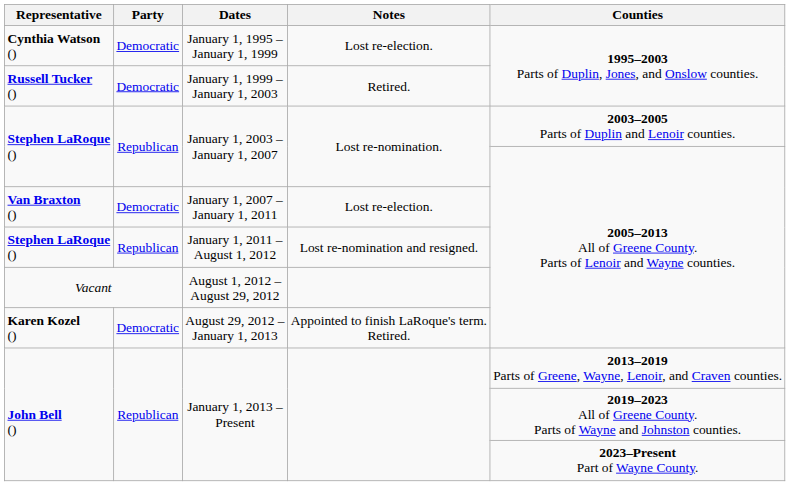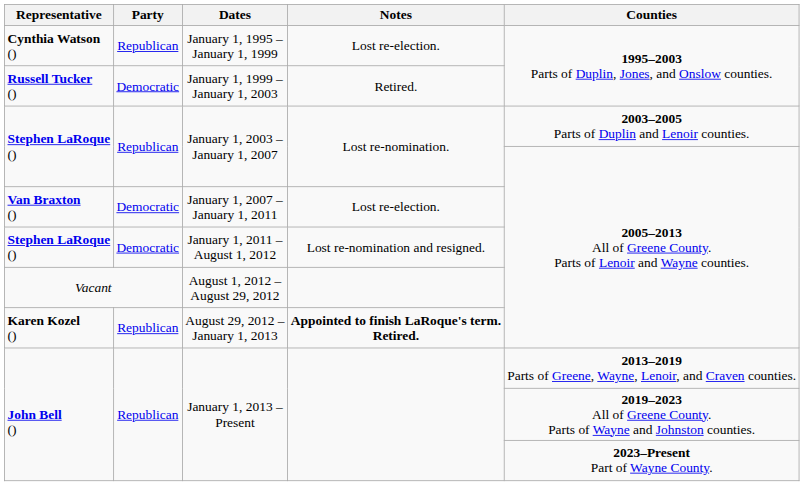(148, 45) Democratic -> (148, 45) Republican
(148, 247) Republican -> (148, 247) Democratic
(148, 328) Democratic -> (148, 328) Republican
(389, 328) normal -> (396, 328) bold
